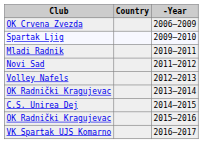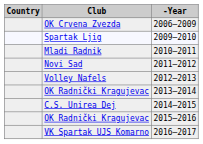columns swapped: (59, 11) <-> (132, 11)
